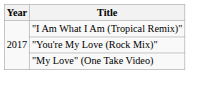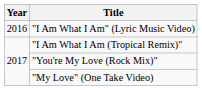+ row: (113, 28)
